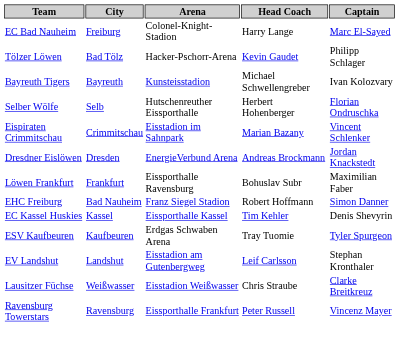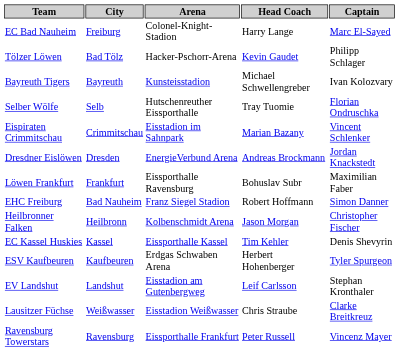(268, 107) Herbert Hohenberger -> (268, 107) Tray Tuomie
+ row: (29, 222)
(268, 235) Tray Tuomie -> (268, 261) Herbert Hohenberger
